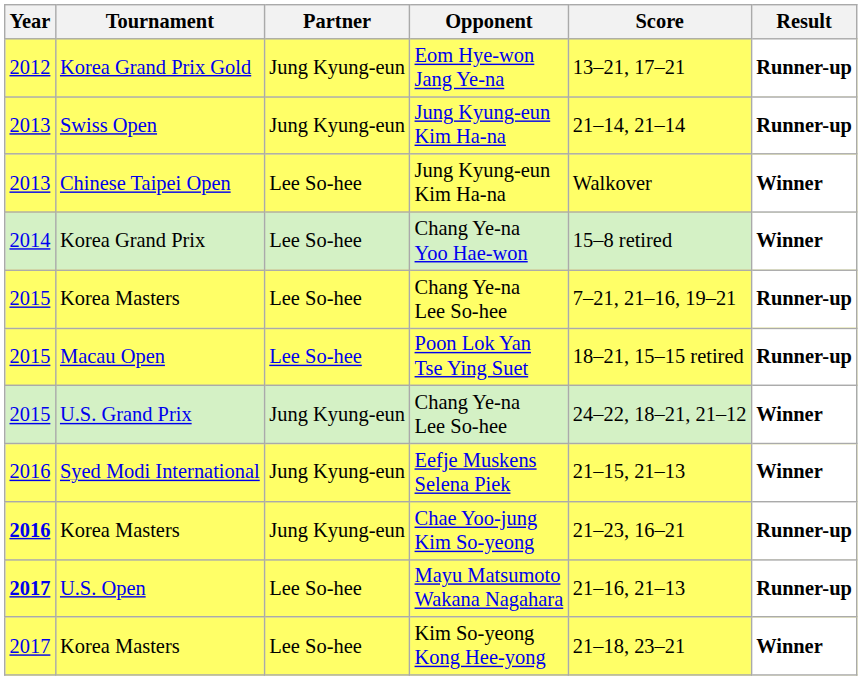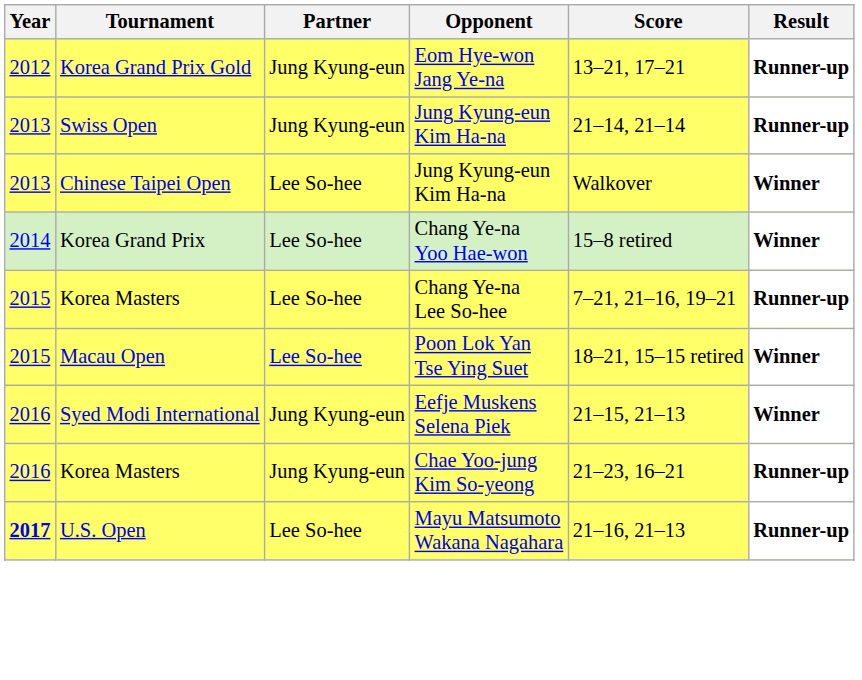(804, 356) Runner-up -> (787, 356) Winner
- row: (126, 414)
(30, 530) bold -> (30, 472) normal
- row: (120, 646)
